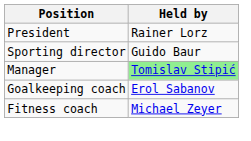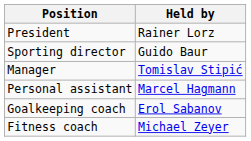(183, 70) lightgreen background -> (190, 70) no background
+ row: (70, 89)
